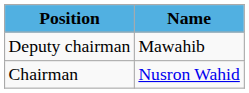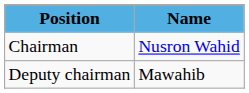rows swapped: (43, 74) <-> (69, 46)
